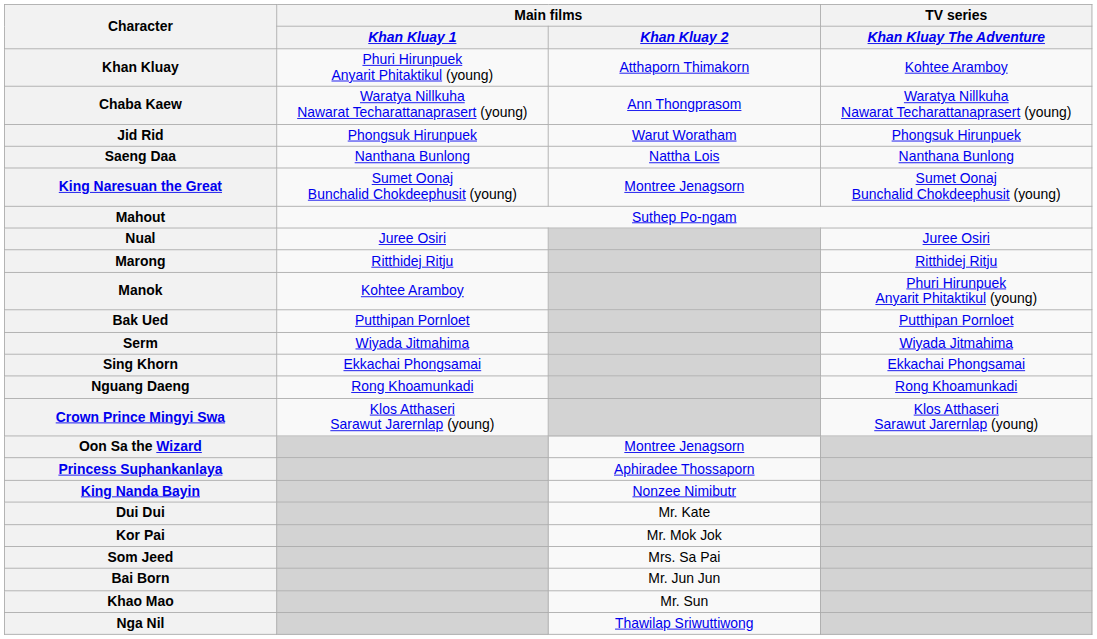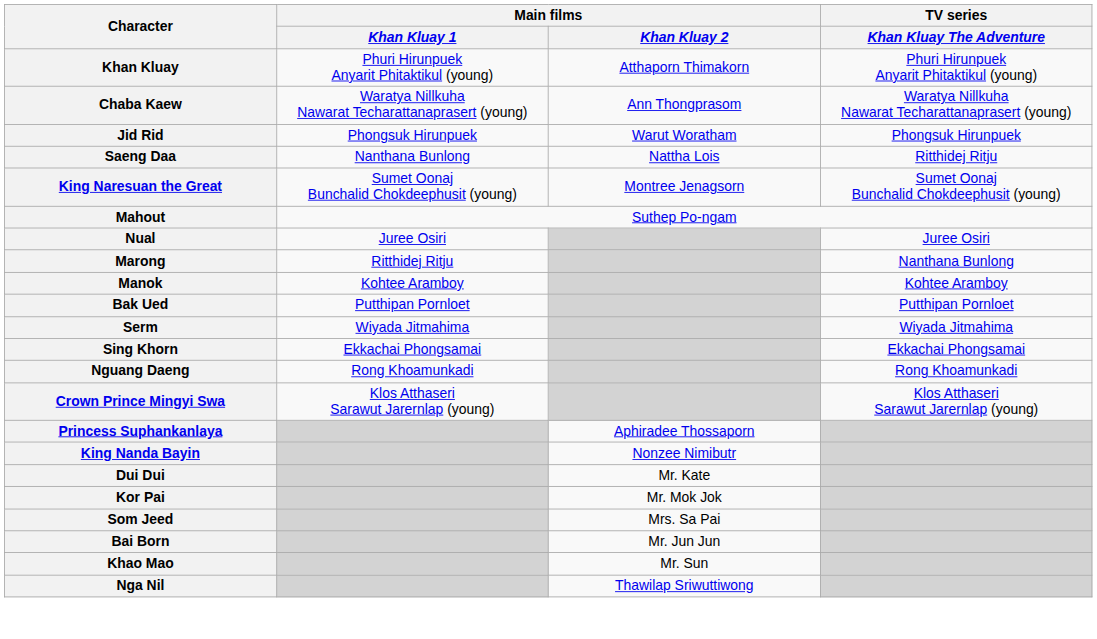(956, 67) Kohtee Aramboy -> (956, 67) Phuri Hirunpuek Anyarit Phitaktikul (young)
(956, 157) Nanthana Bunlong -> (956, 157) Ritthidej Ritju
(956, 261) Ritthidej Ritju -> (956, 261) Nanthana Bunlong
(956, 291) Phuri Hirunpuek Anyarit Phitaktikul (young) -> (956, 283) Kohtee Aramboy
- row: (140, 447)
